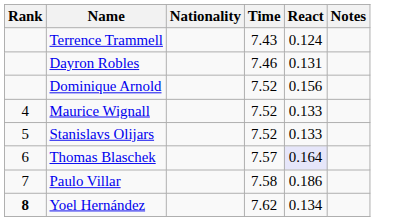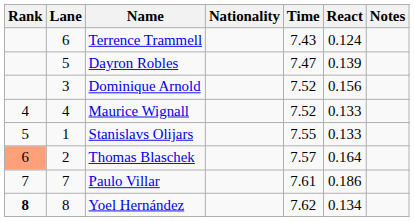+ column: (66, 16)
(264, 63) 7.46 -> (303, 63) 7.47
(306, 63) 0.131 -> (345, 63) 0.139
(264, 134) 7.52 -> (303, 134) 7.55
(25, 157) no background -> (25, 157) lightsalmon background
(306, 157) lavender background -> (345, 157) no background
(264, 181) 7.58 -> (303, 181) 7.61
